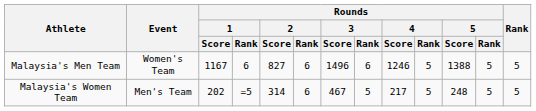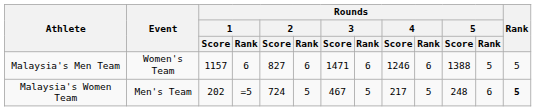(216, 65) 1167 -> (216, 65) 1157
(337, 65) 1496 -> (337, 65) 1471
(429, 65) 5 -> (429, 65) 6
(277, 92) 314 -> (277, 92) 724
(307, 92) 6 -> (307, 92) 5
(489, 92) 5 -> (489, 92) 6
(517, 92) normal -> (517, 92) bold
